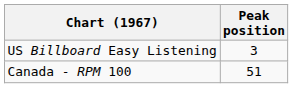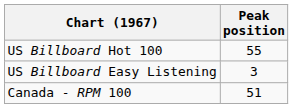+ row: (85, 51)
